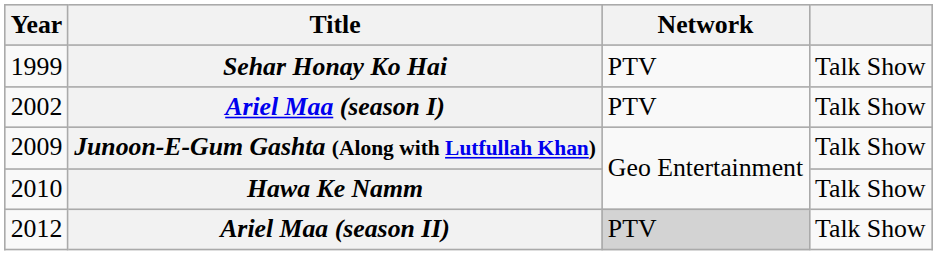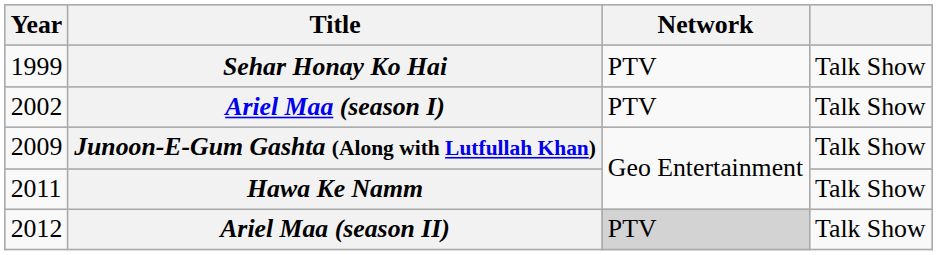(37, 188) 2010 -> (36, 188) 2011
